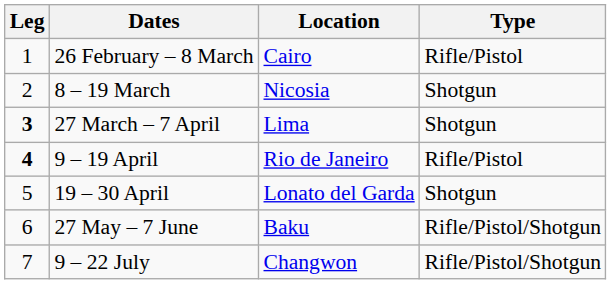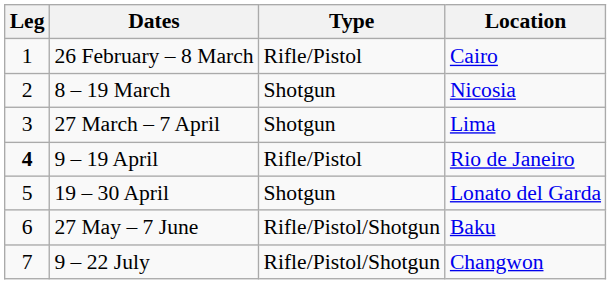columns swapped: (339, 21) <-> (513, 21)
(27, 124) bold -> (27, 124) normal
